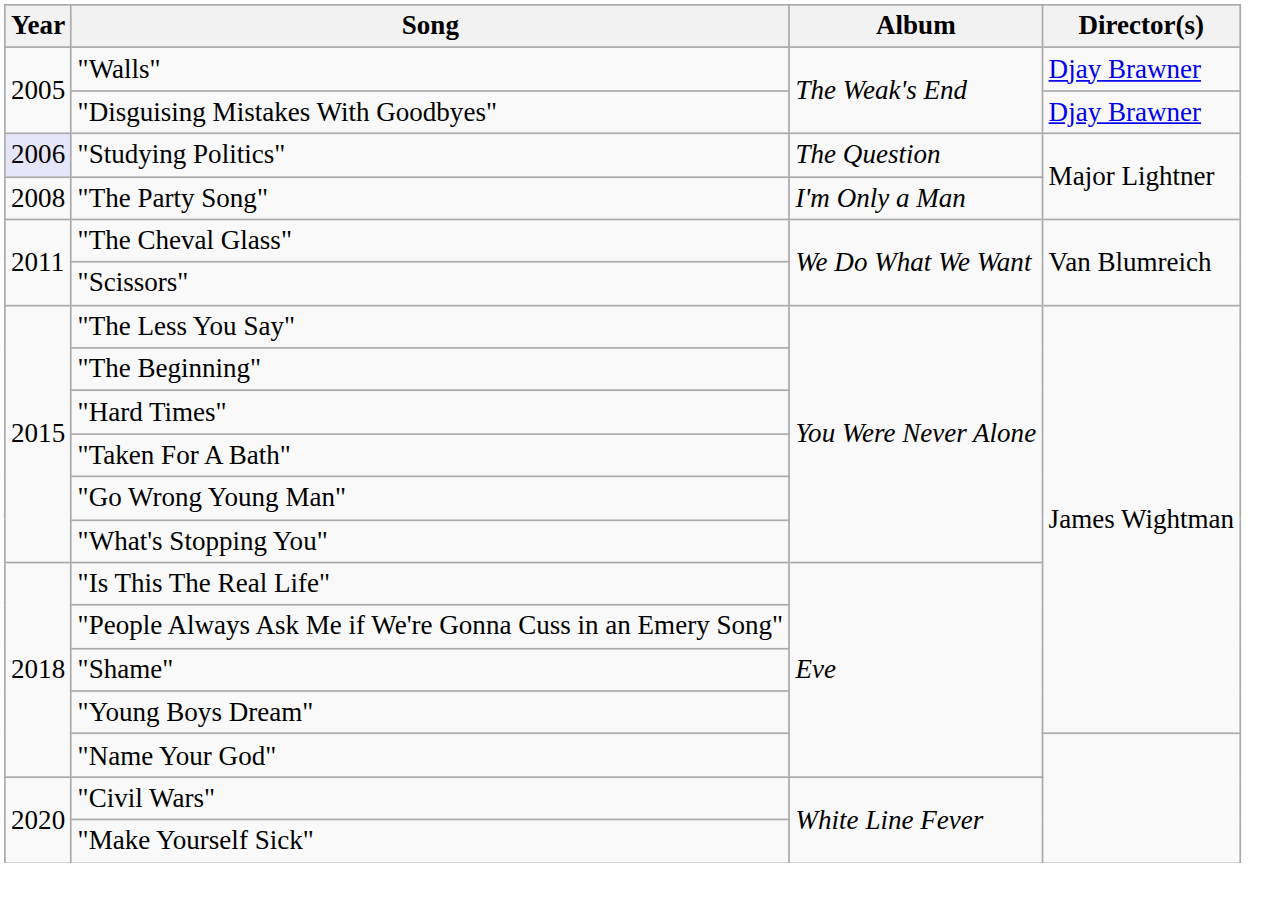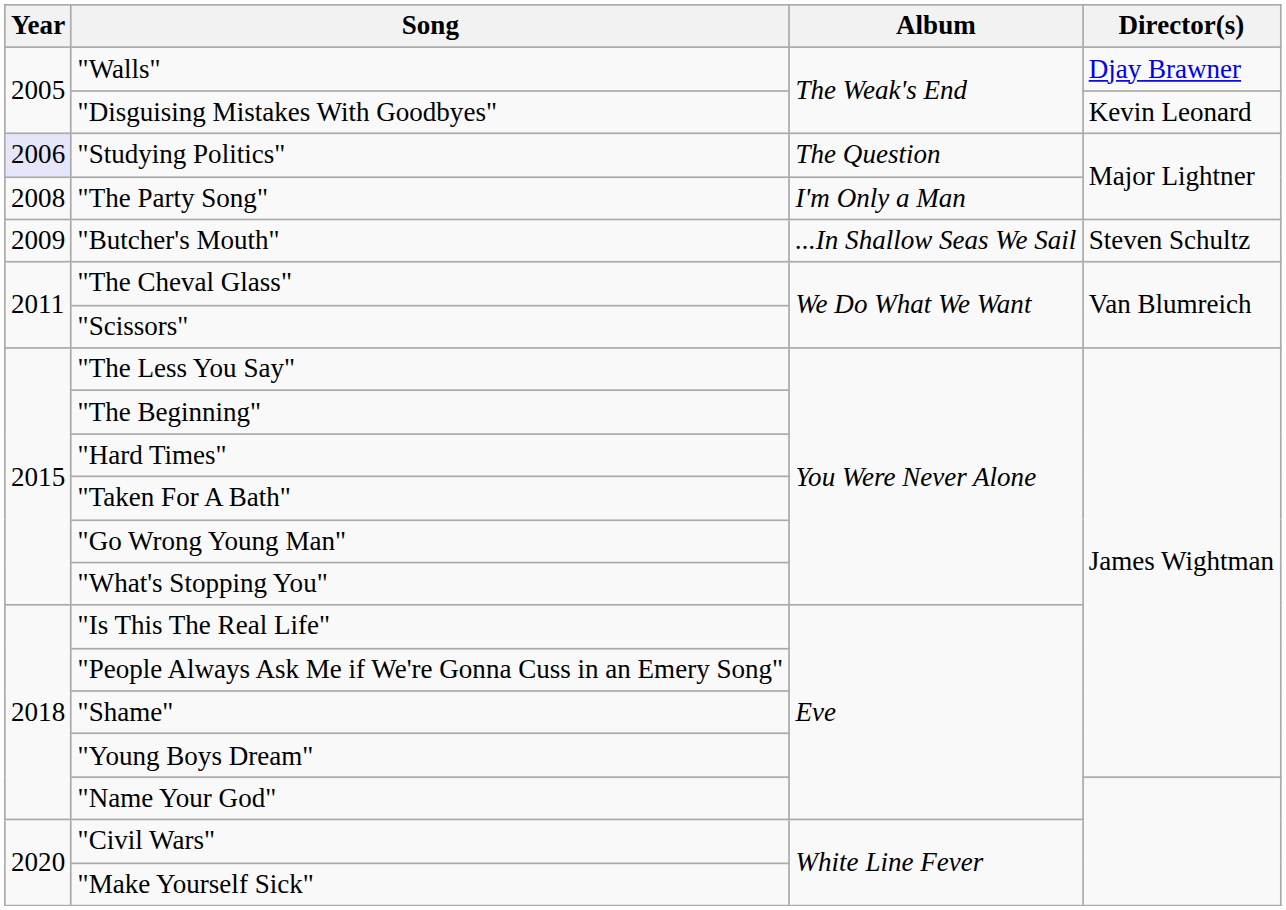(1125, 111) Djay Brawner -> (1170, 111) Kevin Leonard
+ row: (179, 240)
